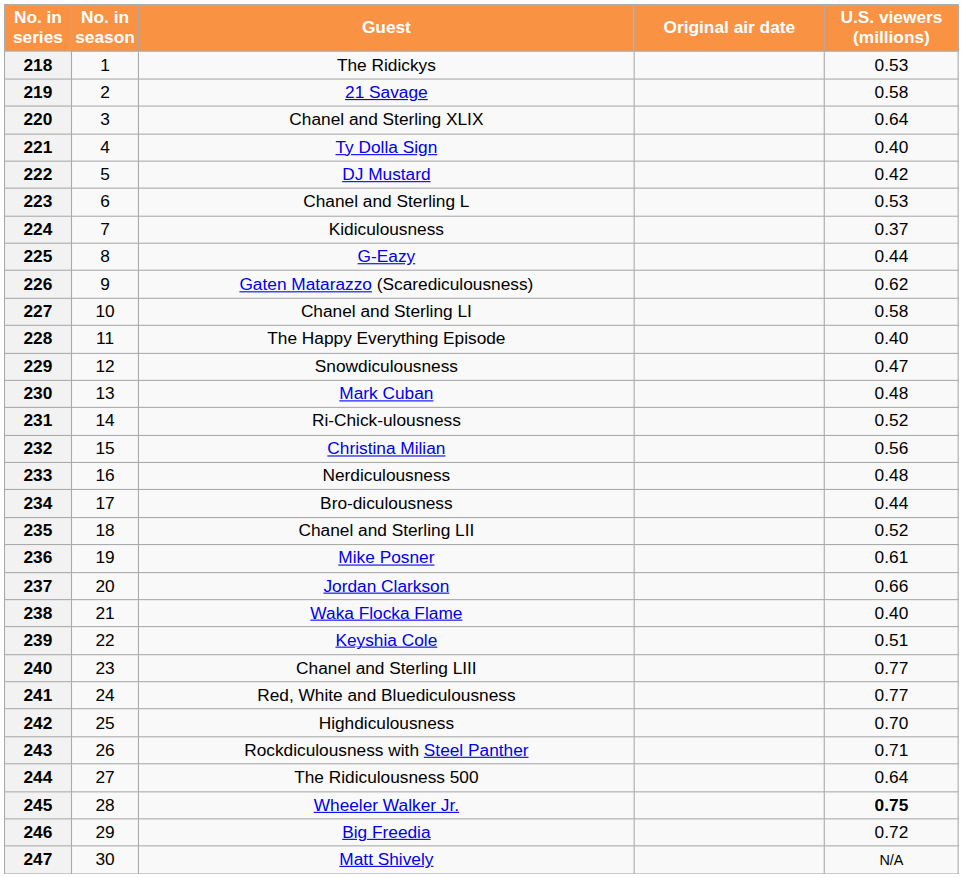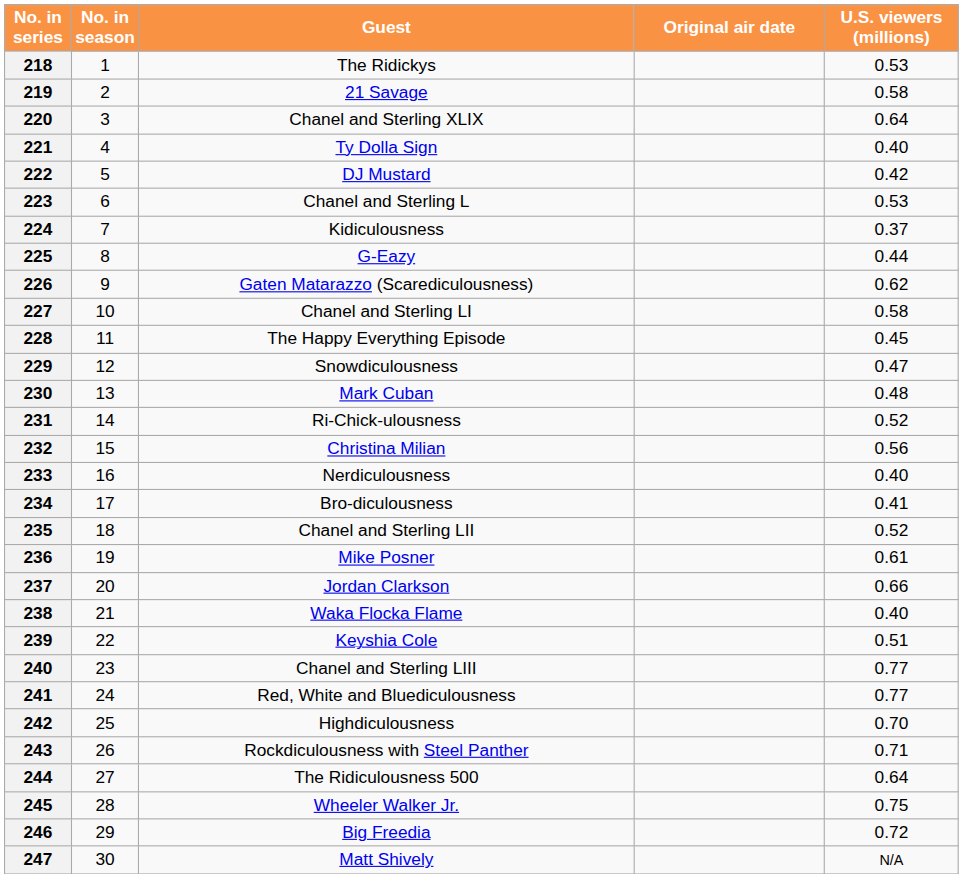(891, 339) 0.40 -> (891, 339) 0.45
(891, 476) 0.48 -> (891, 476) 0.40
(891, 503) 0.44 -> (891, 503) 0.41
(891, 804) bold -> (891, 804) normal
